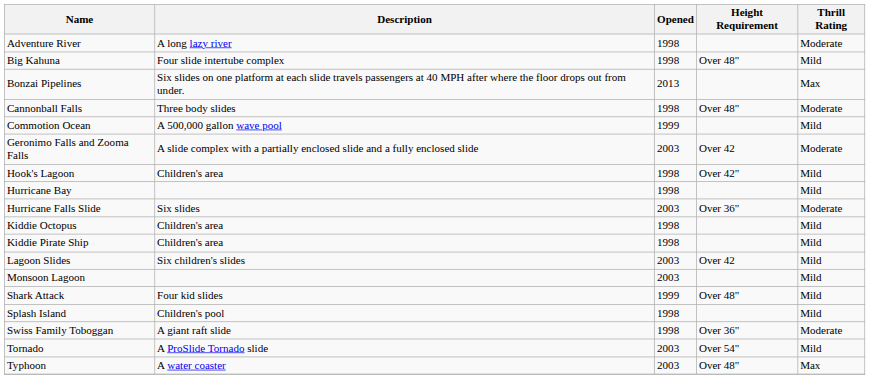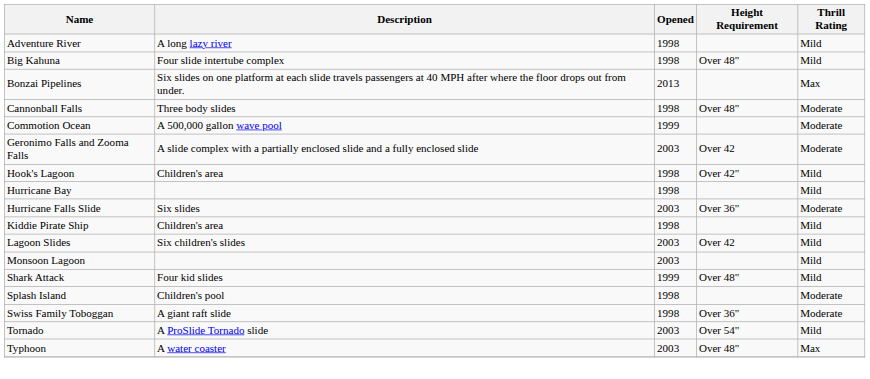(821, 43) Moderate -> (811, 43) Mild
(811, 125) Mild -> (821, 125) Moderate
- row: (42, 225)
(811, 313) Mild -> (821, 295) Moderate
